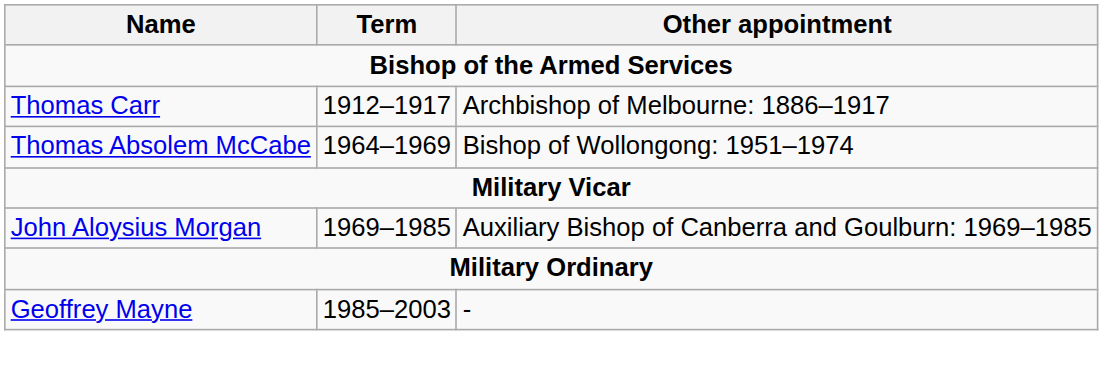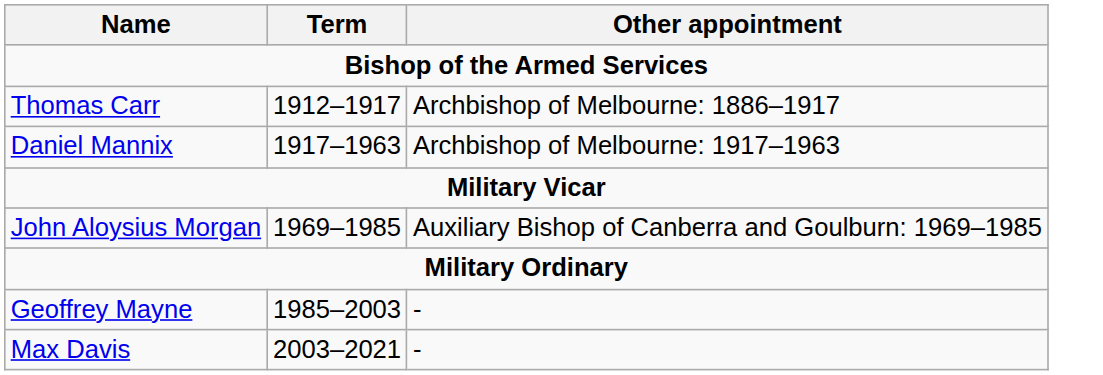+ row: (92, 146)
- row: (161, 146)
+ row: (70, 349)
